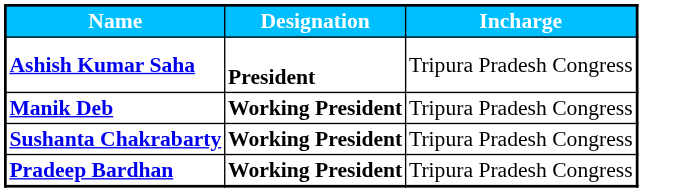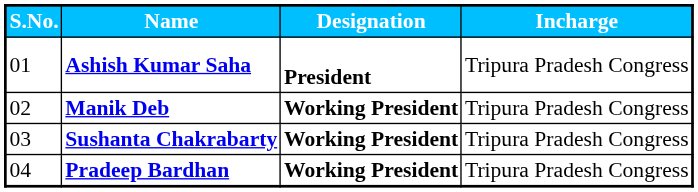+ column: (34, 21)
